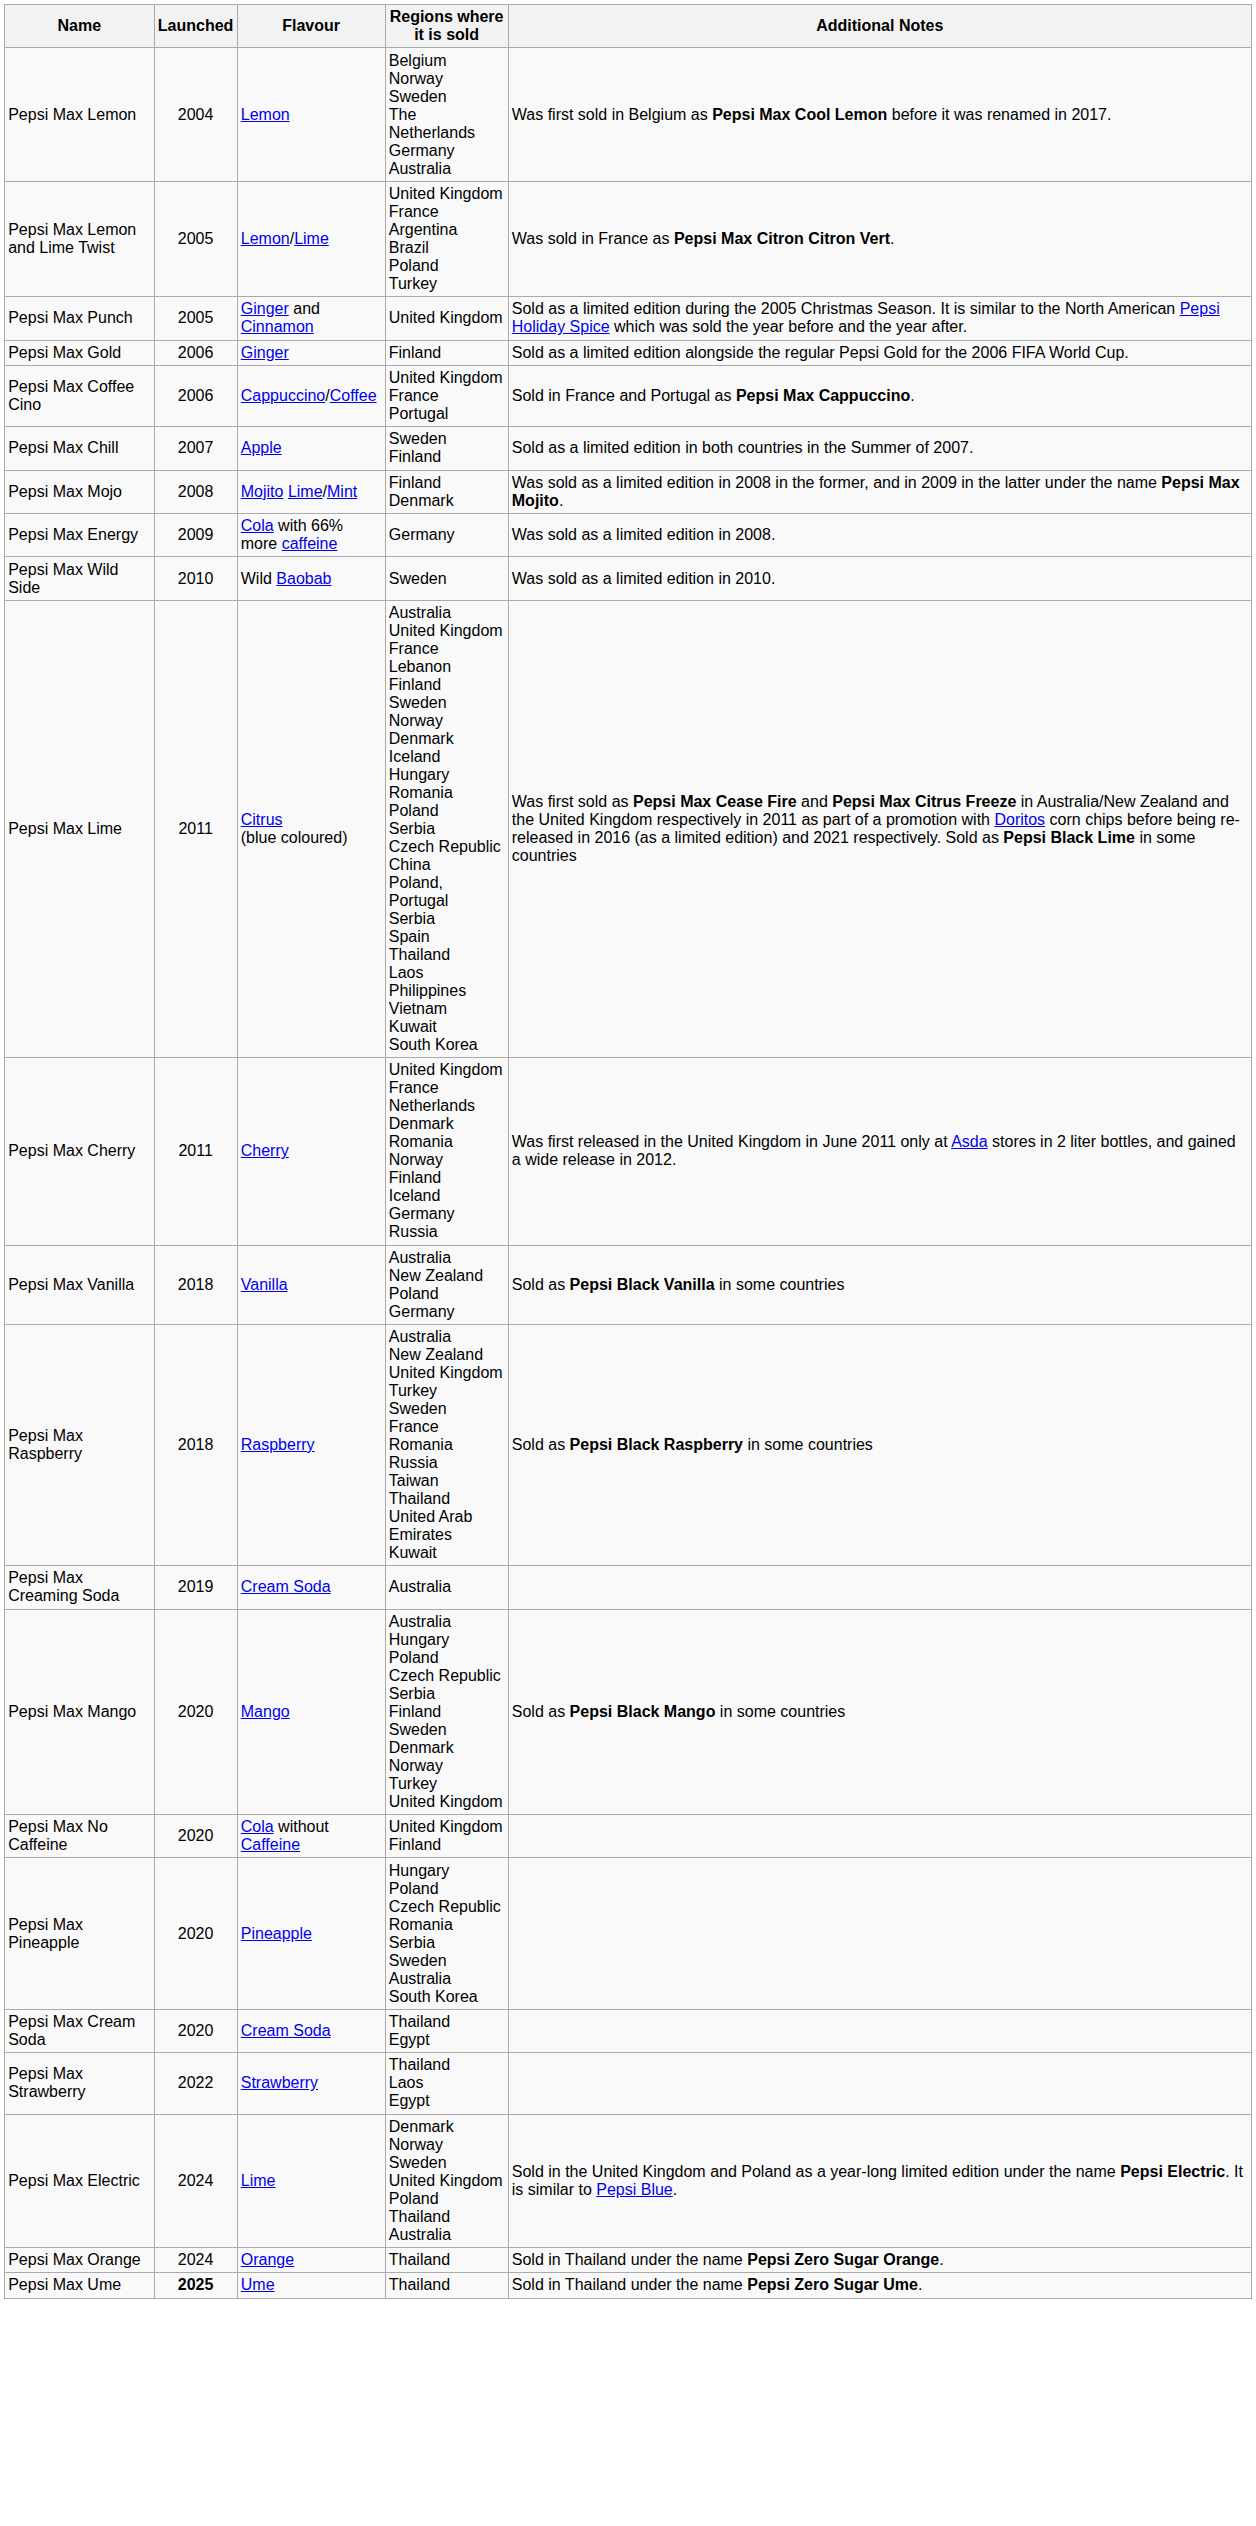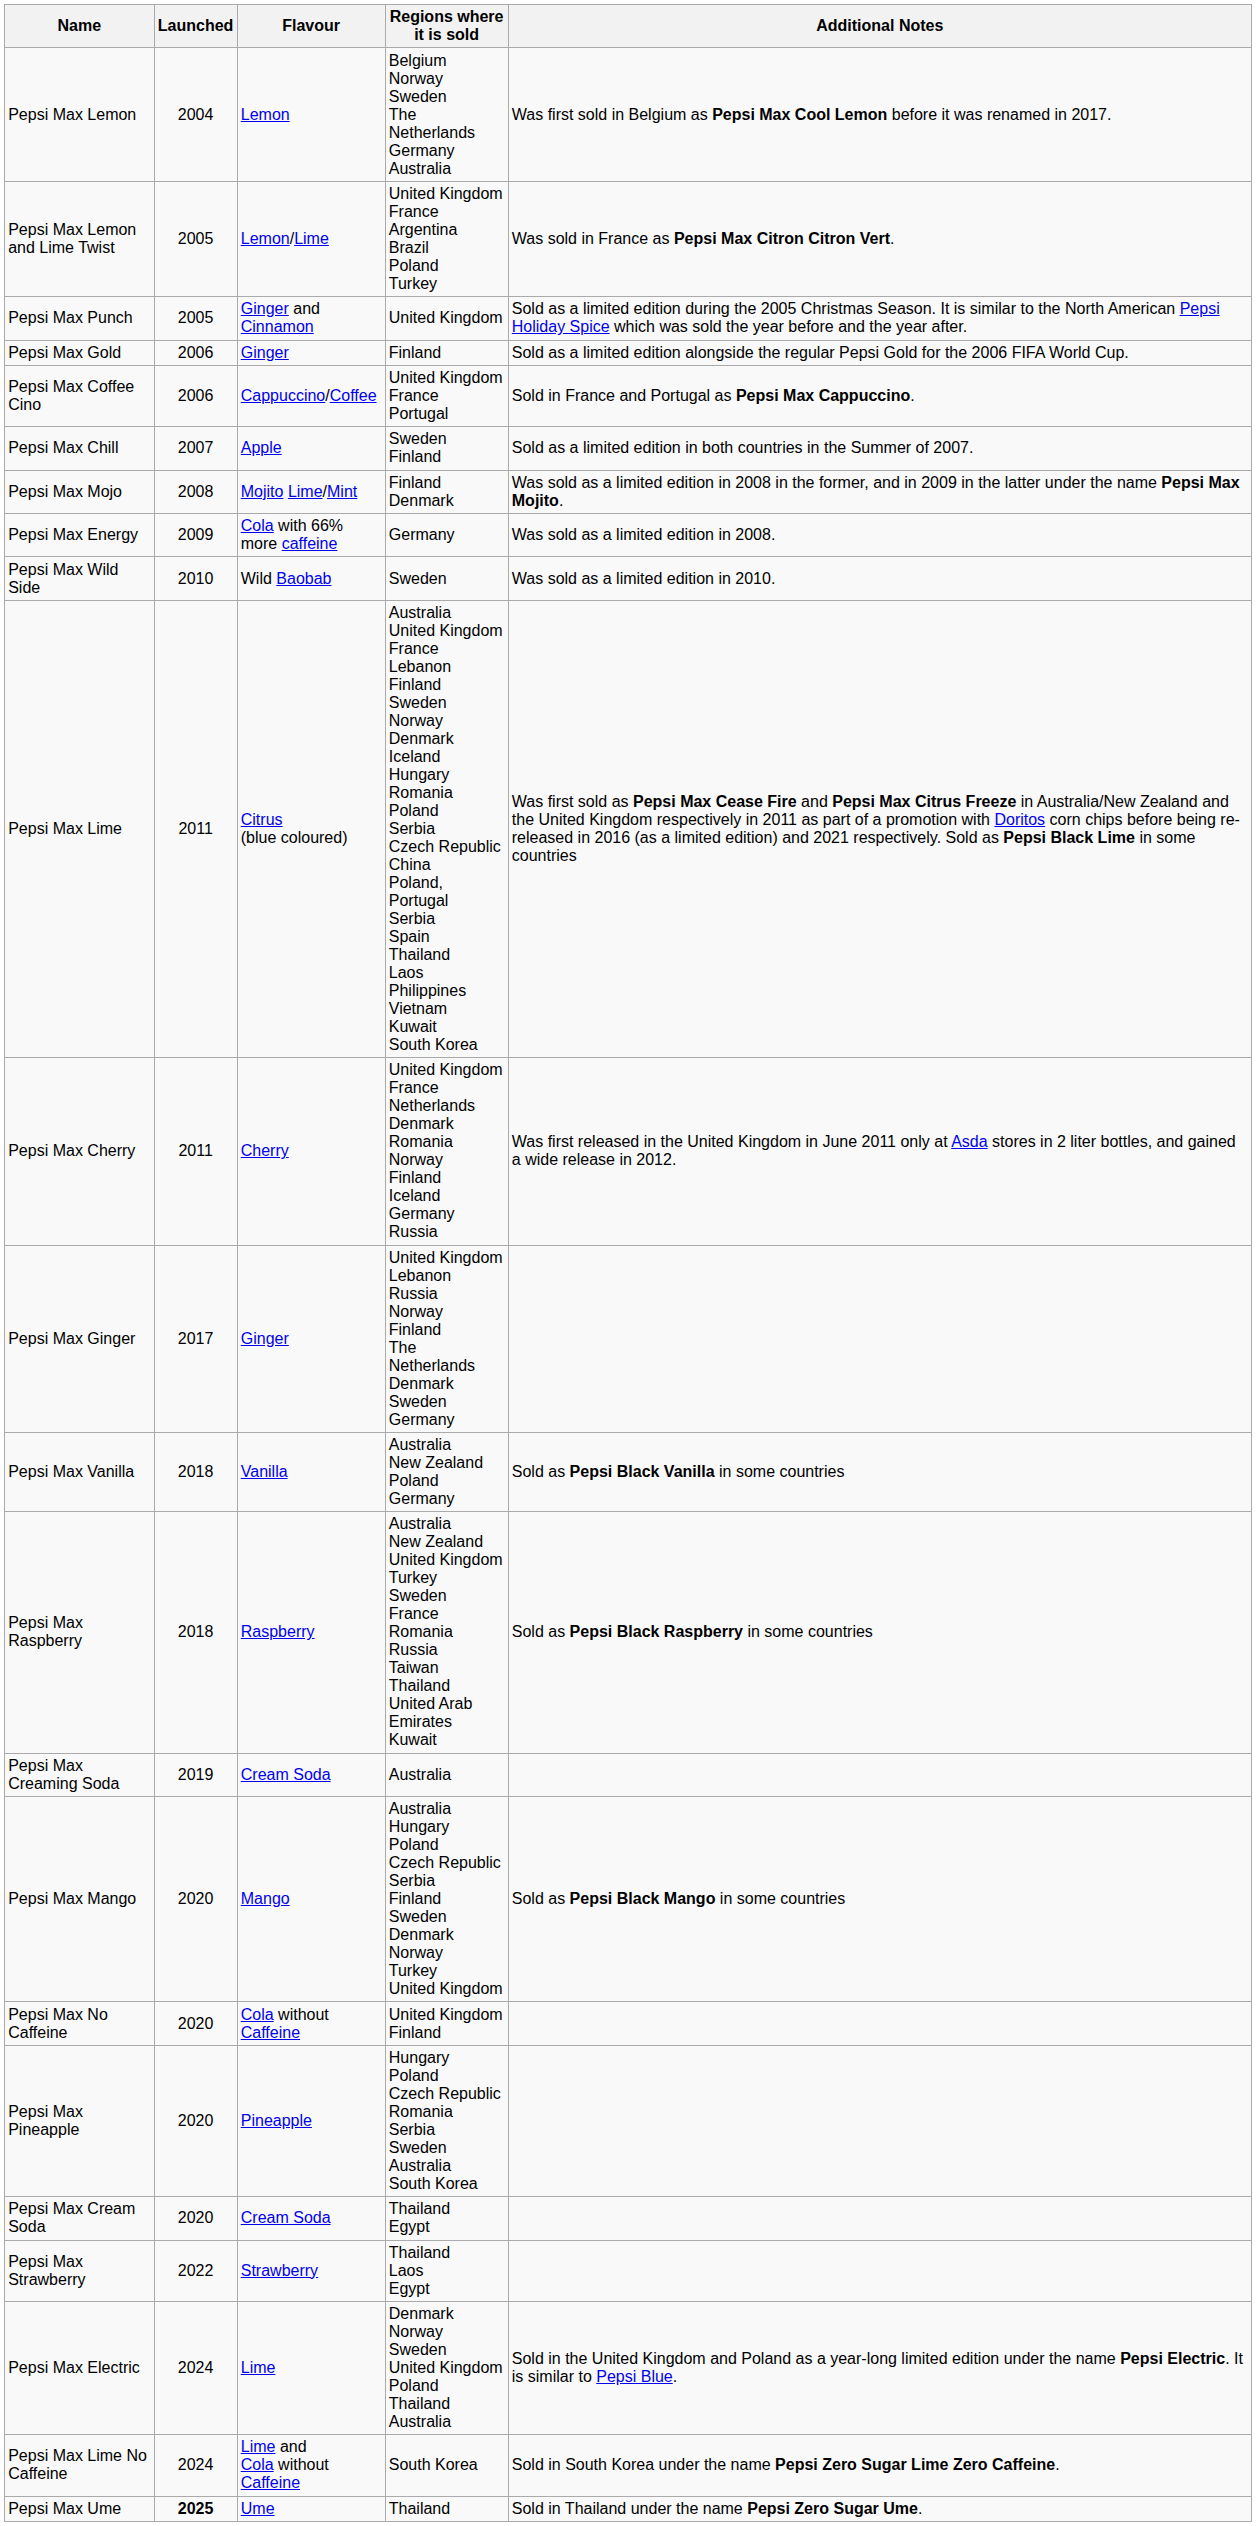+ row: (72, 1338)
- row: (74, 2260)
+ row: (78, 2465)
